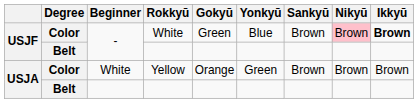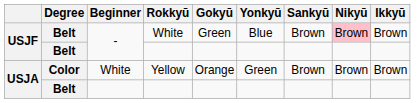(64, 32) Color -> (64, 32) Belt
(392, 32) bold -> (390, 32) normal
